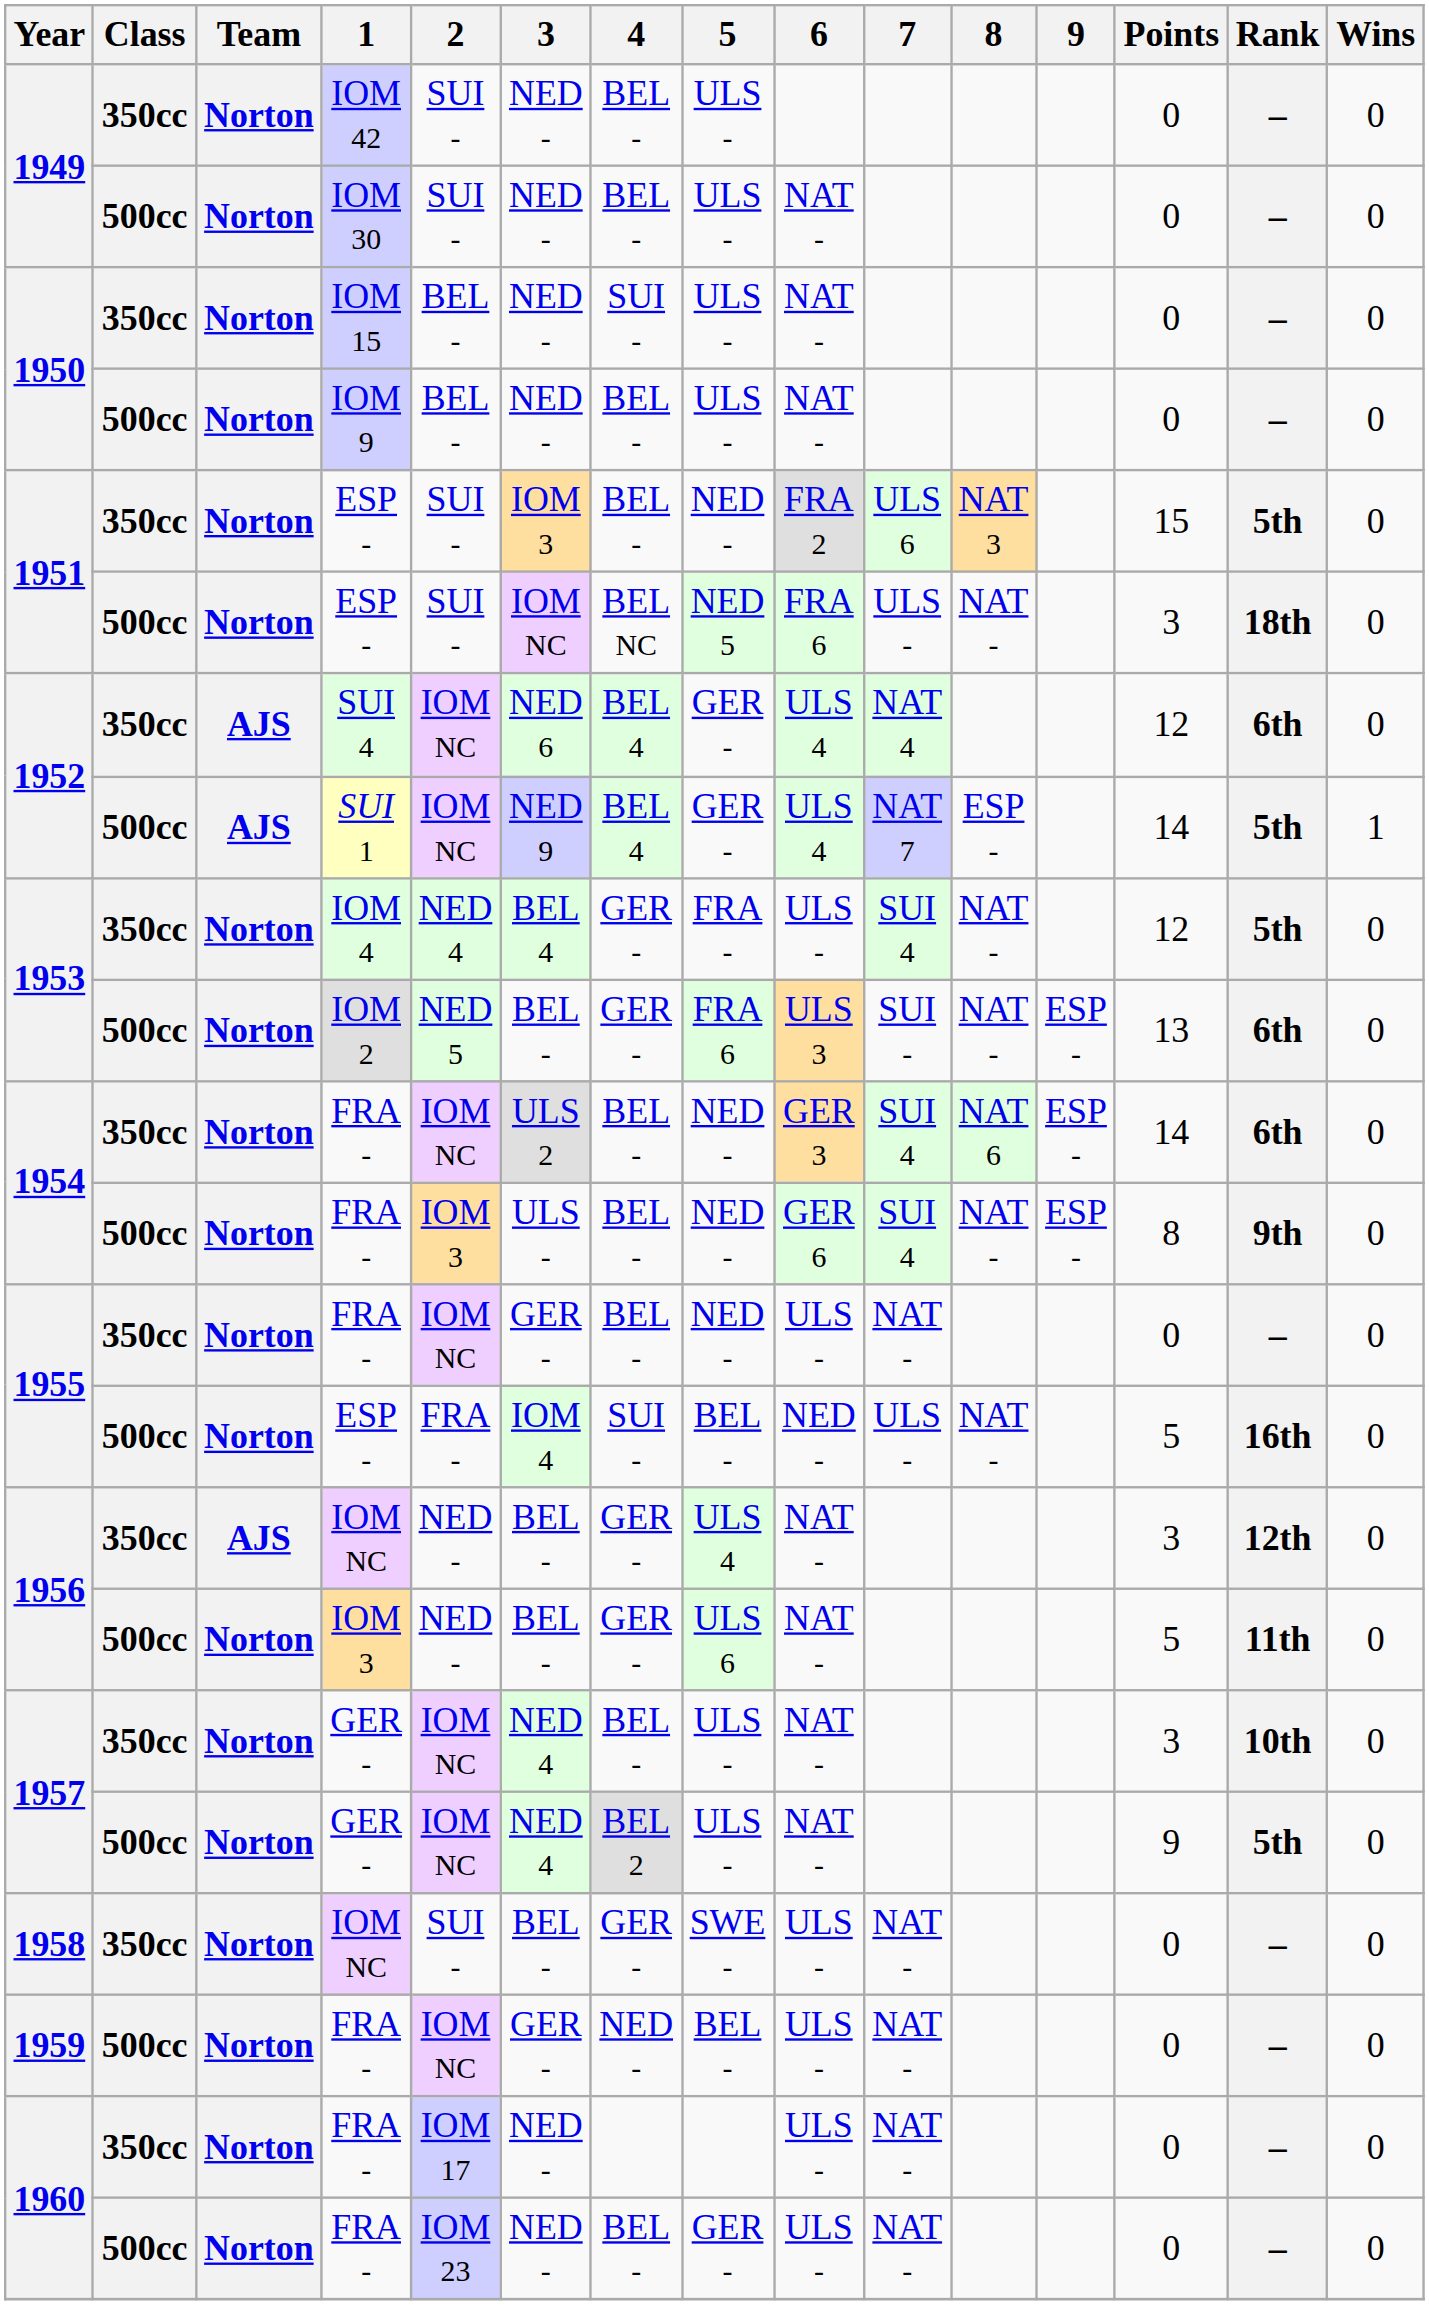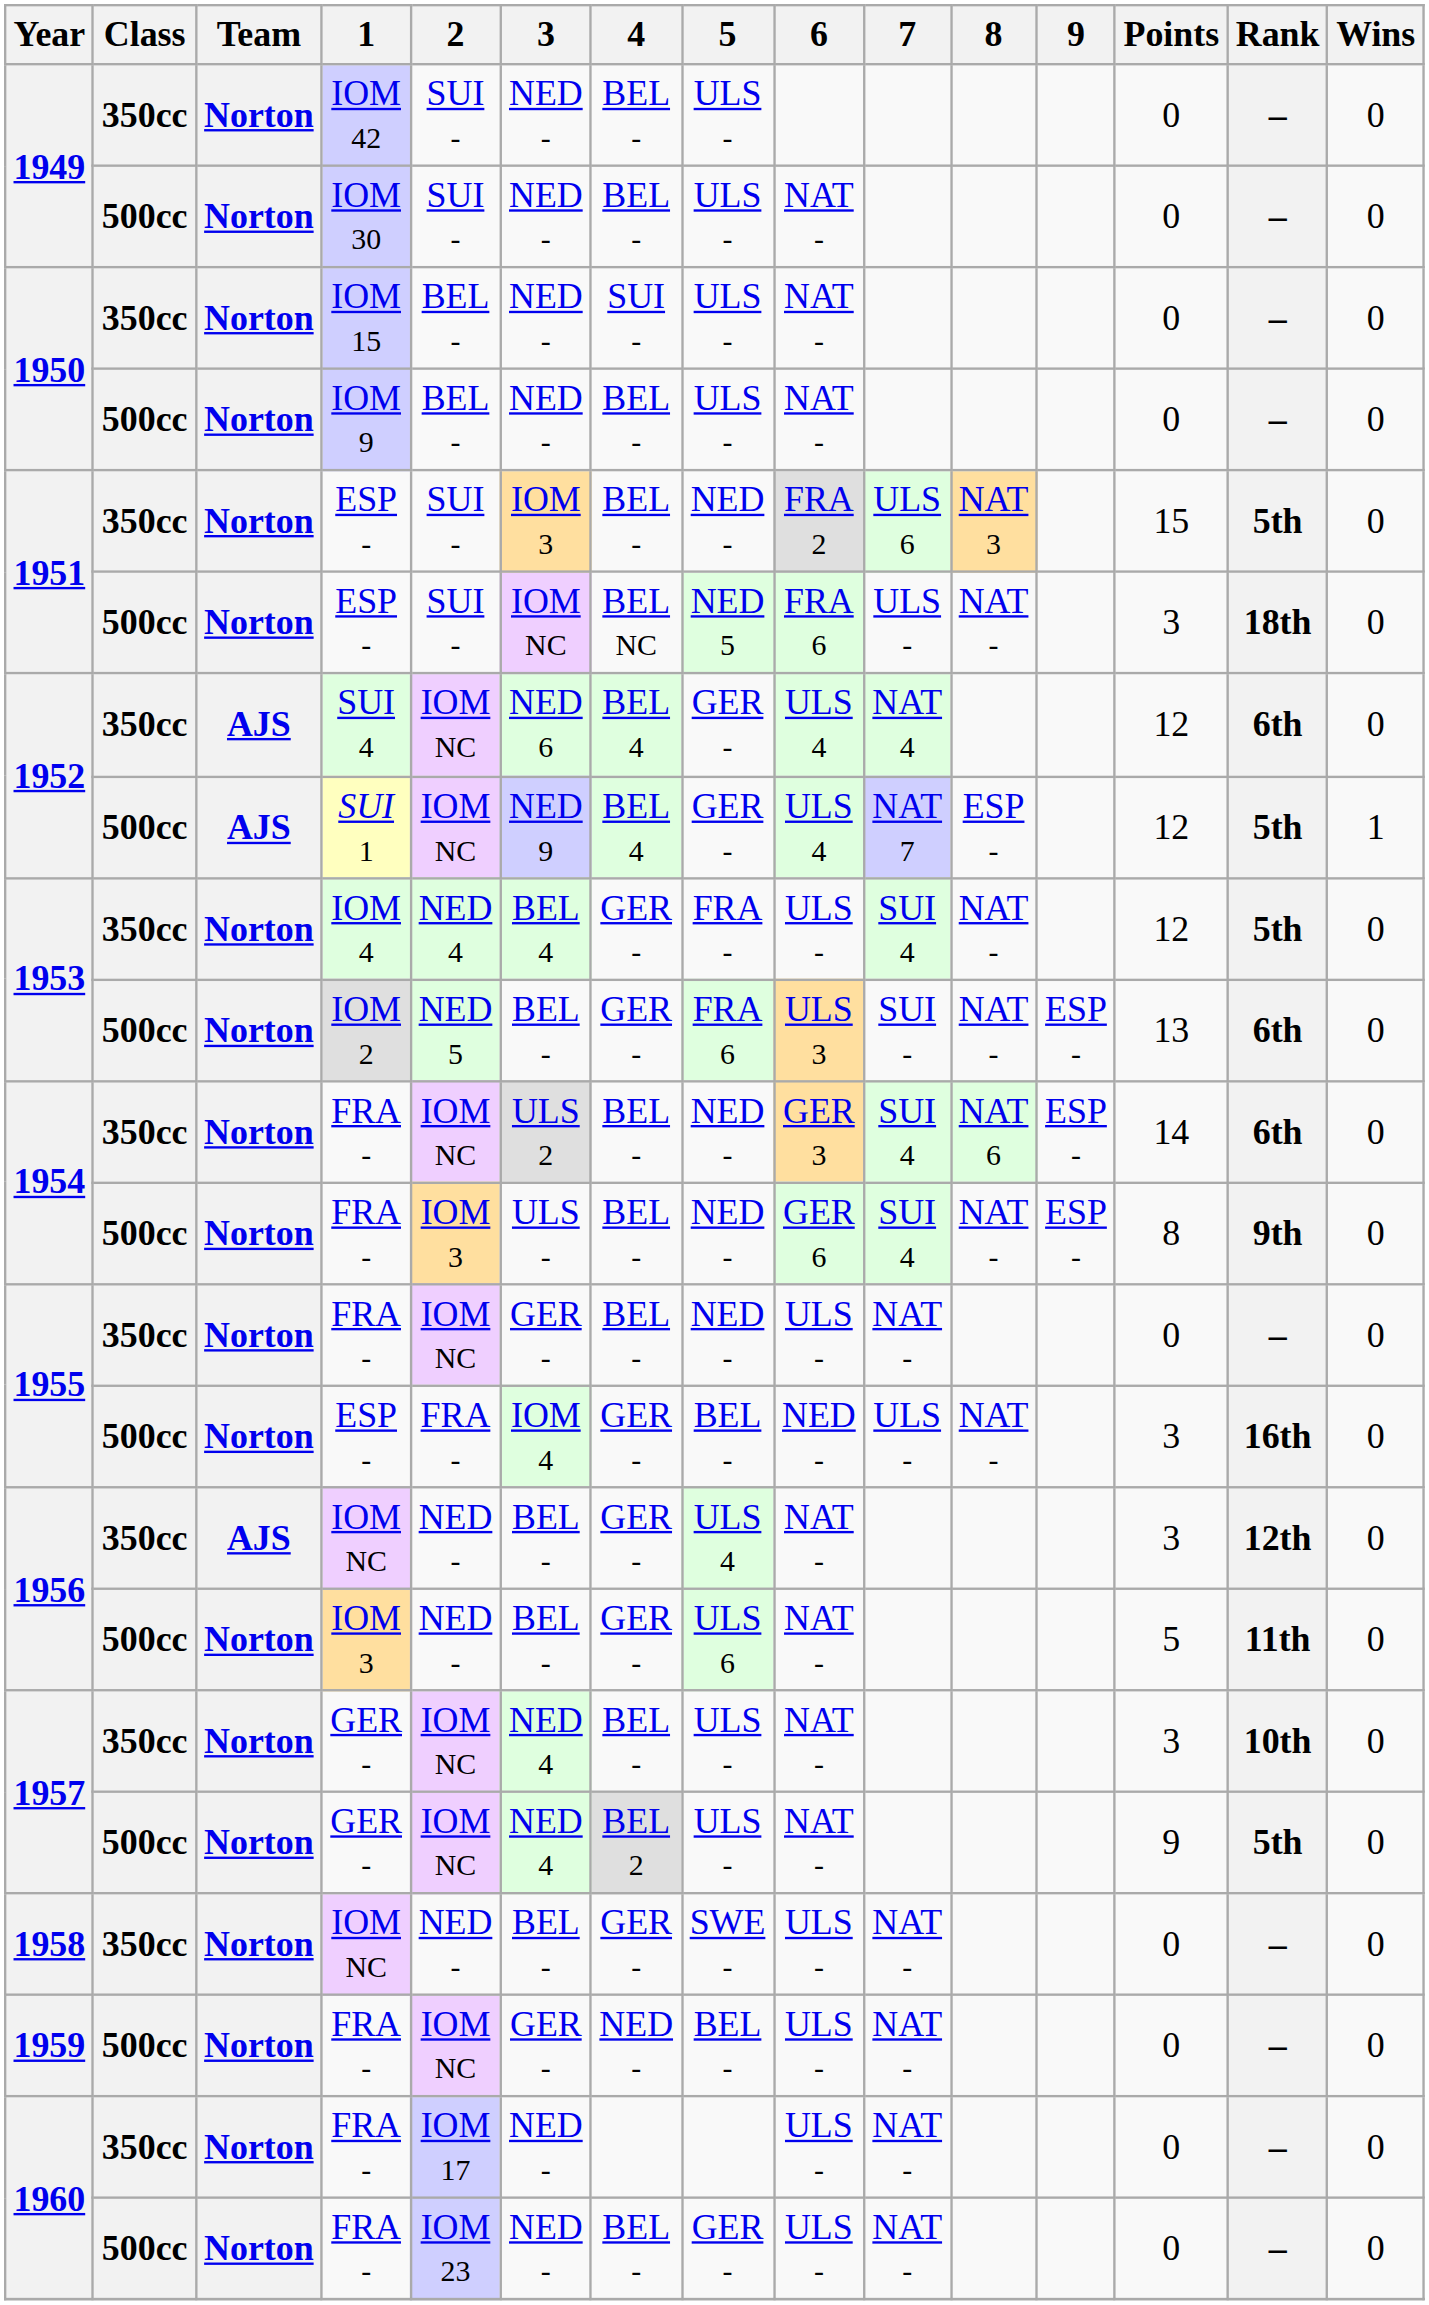(1171, 826) 14 -> (1171, 826) 12
(636, 1435) SUI - -> (636, 1435) GER -
(1171, 1435) 5 -> (1171, 1435) 3
(455, 1943) SUI - -> (455, 1943) NED -
